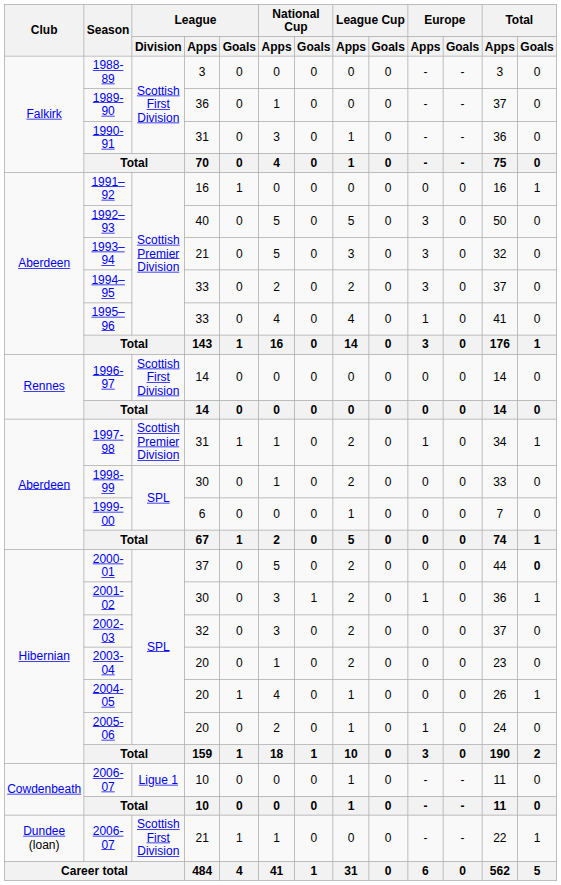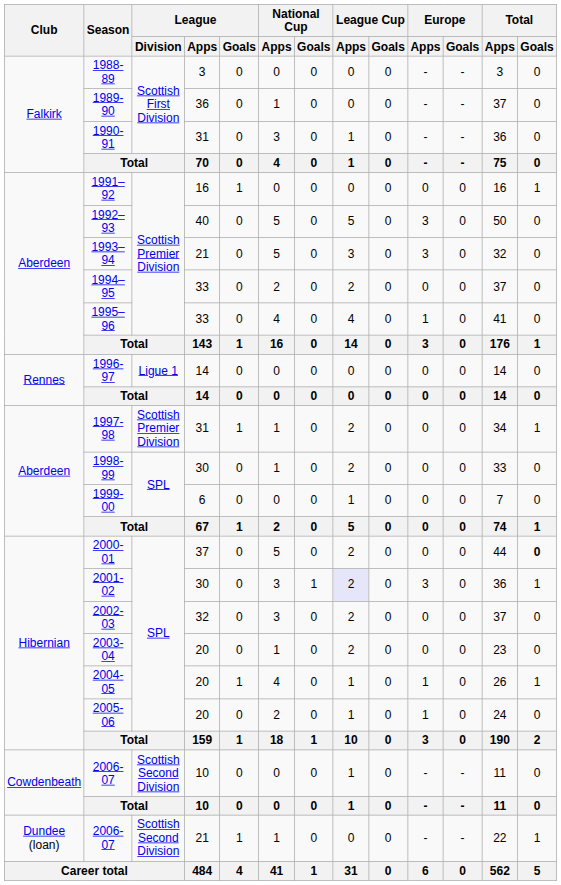(425, 286) 3 -> (425, 286) 0
(158, 377) Scottish First Division -> (158, 370) Ligue 1
(425, 442) 1 -> (425, 428) 0
(351, 598) no background -> (351, 584) lavender background
(425, 598) 1 -> (425, 584) 3
(425, 695) 0 -> (425, 682) 1
(158, 780) Ligue 1 -> (158, 773) Scottish Second Division
(158, 838) Scottish First Division -> (158, 838) Scottish Second Division
